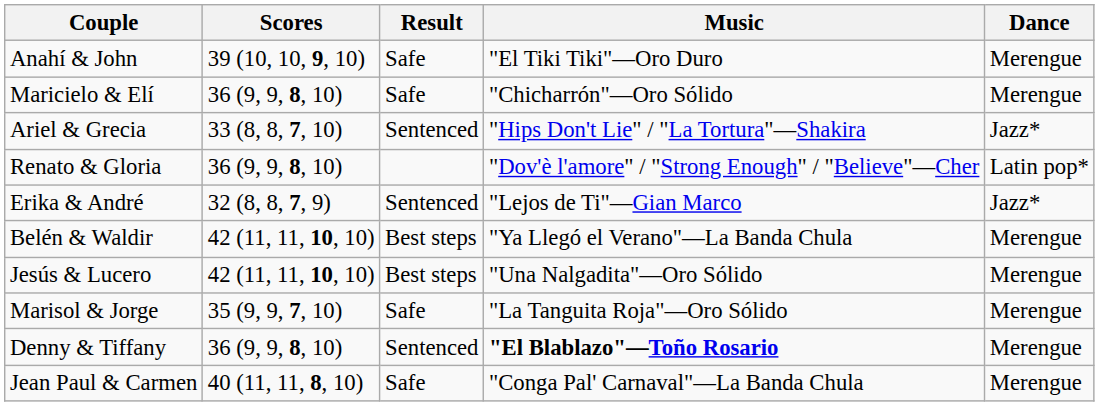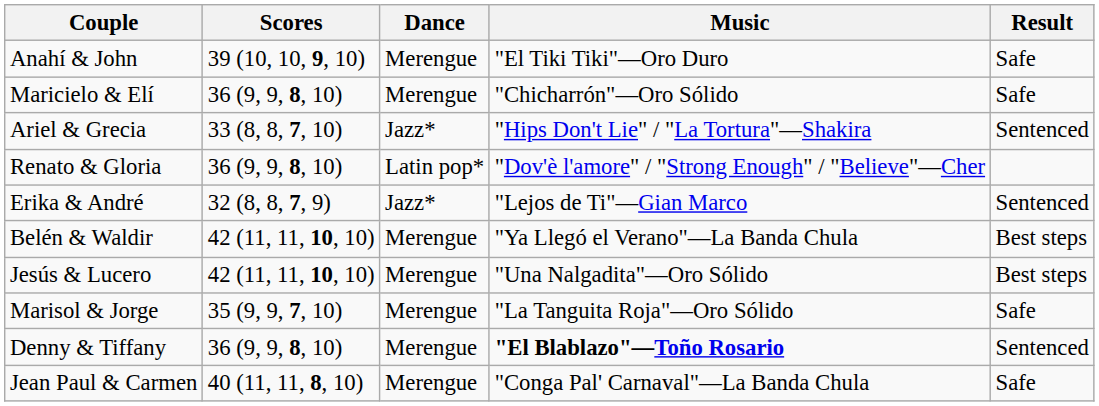columns swapped: (1039, 22) <-> (432, 22)
